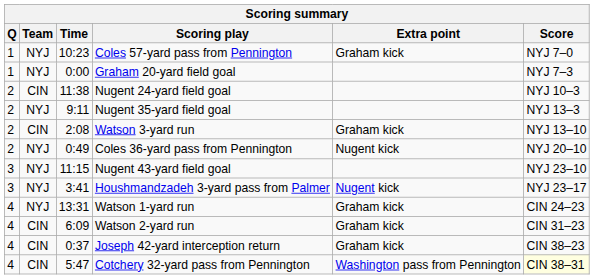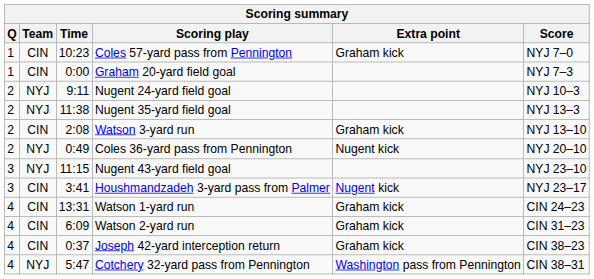(38, 53) NYJ -> (38, 53) CIN
(38, 72) NYJ -> (38, 72) CIN
(38, 91) CIN -> (38, 91) NYJ
(74, 91) 11:38 -> (78, 91) 9:11
(78, 110) 9:11 -> (74, 110) 11:38
(38, 187) NYJ -> (38, 187) CIN
(38, 207) NYJ -> (38, 207) CIN
(38, 264) CIN -> (38, 264) NYJ
(556, 264) lightyellow background -> (556, 264) no background
